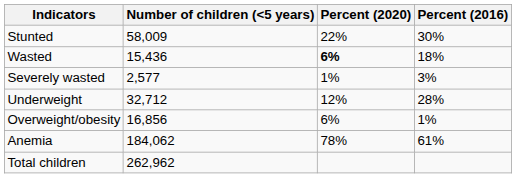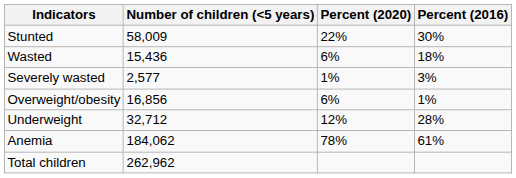(330, 57) bold -> (330, 57) normal
rows swapped: (45, 99) <-> (64, 120)
